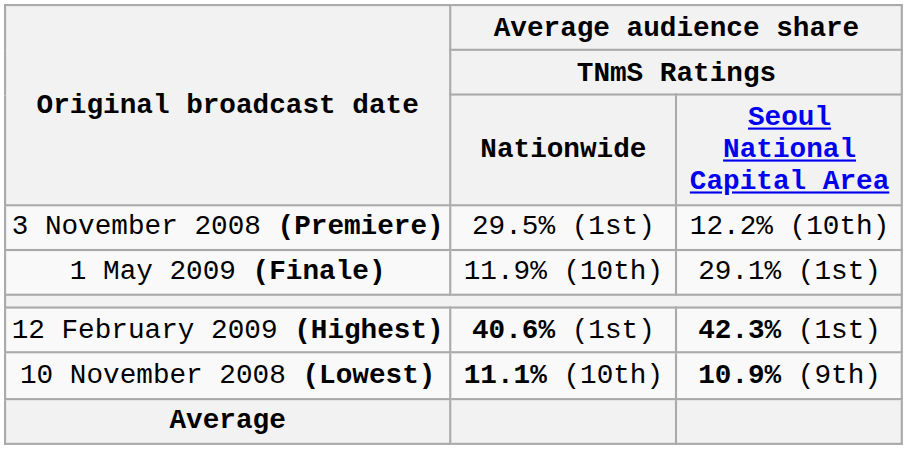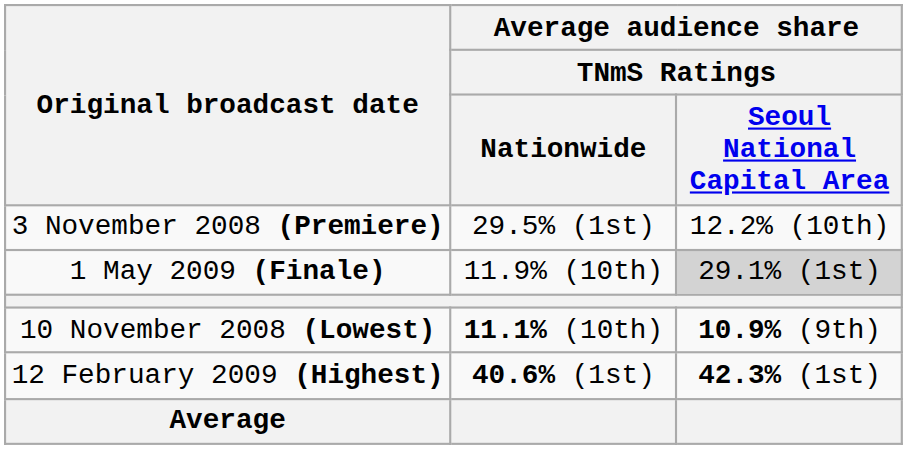(790, 272) no background -> (790, 272) lightgrey background
rows swapped: (228, 375) <-> (228, 330)
